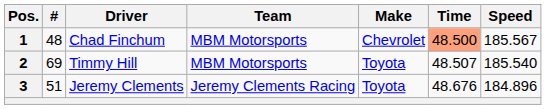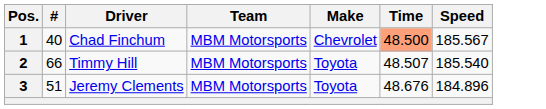(54, 40) 48 -> (54, 40) 40
(54, 63) 69 -> (54, 63) 66
(273, 86) Jeremy Clements Racing -> (249, 86) MBM Motorsports
